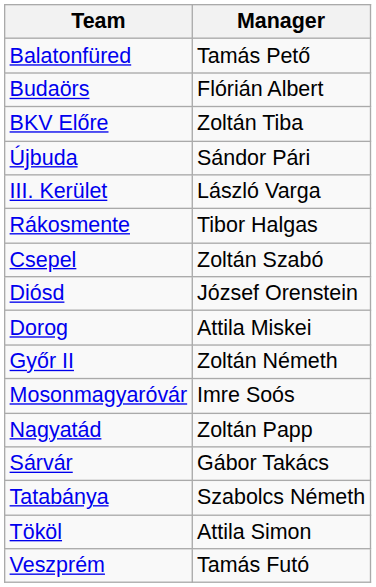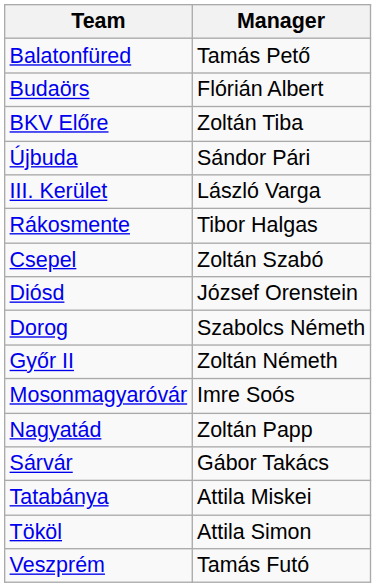(254, 327) Attila Miskei -> (281, 327) Szabolcs Németh
(281, 497) Szabolcs Németh -> (254, 497) Attila Miskei
